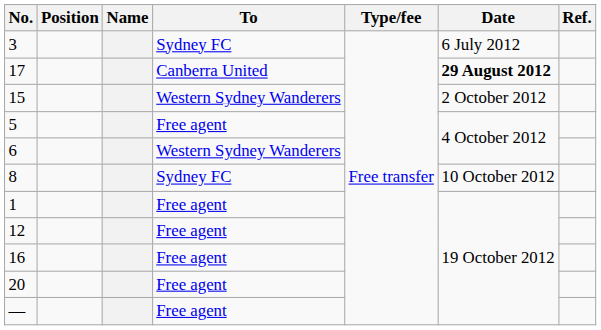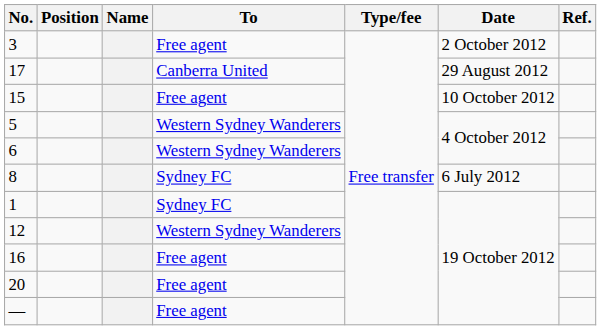(194, 44) Sydney FC -> (191, 44) Free agent
(481, 44) 6 July 2012 -> (494, 44) 2 October 2012
(496, 71) bold -> (495, 71) normal
(249, 97) Western Sydney Wanderers -> (191, 97) Free agent
(494, 97) 2 October 2012 -> (498, 97) 10 October 2012
(191, 124) Free agent -> (249, 124) Western Sydney Wanderers
(498, 177) 10 October 2012 -> (481, 177) 6 July 2012
(191, 204) Free agent -> (194, 204) Sydney FC
(191, 230) Free agent -> (249, 230) Western Sydney Wanderers
